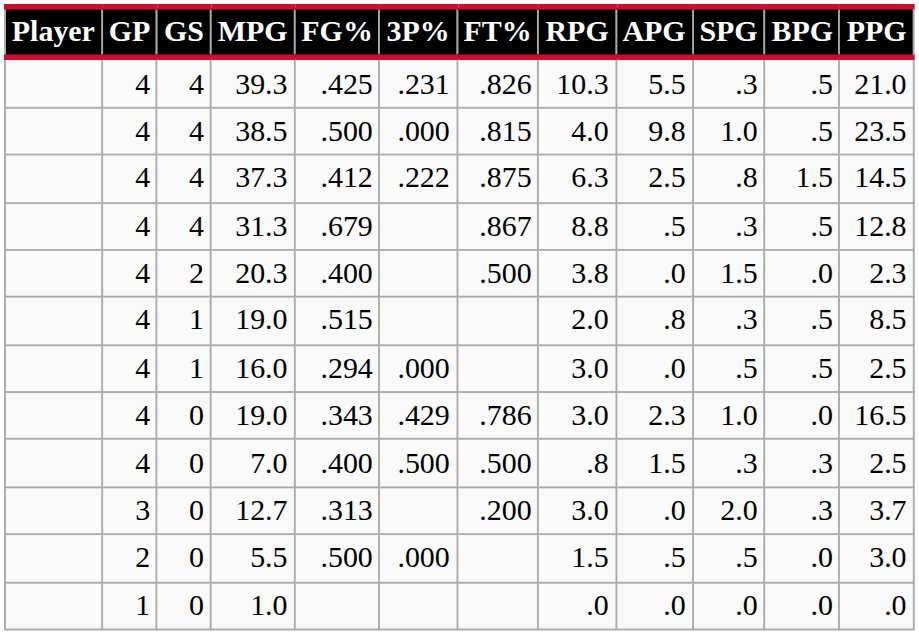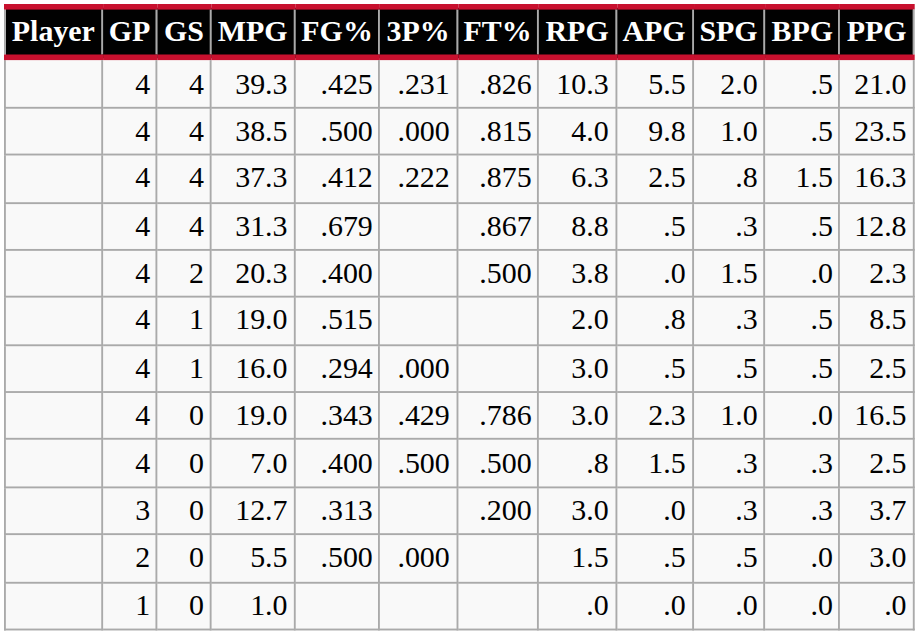(746, 83) .3 -> (739, 83) 2.0
(880, 178) 14.5 -> (880, 178) 16.3
(674, 367) .0 -> (674, 367) .5
(739, 510) 2.0 -> (746, 510) .3
